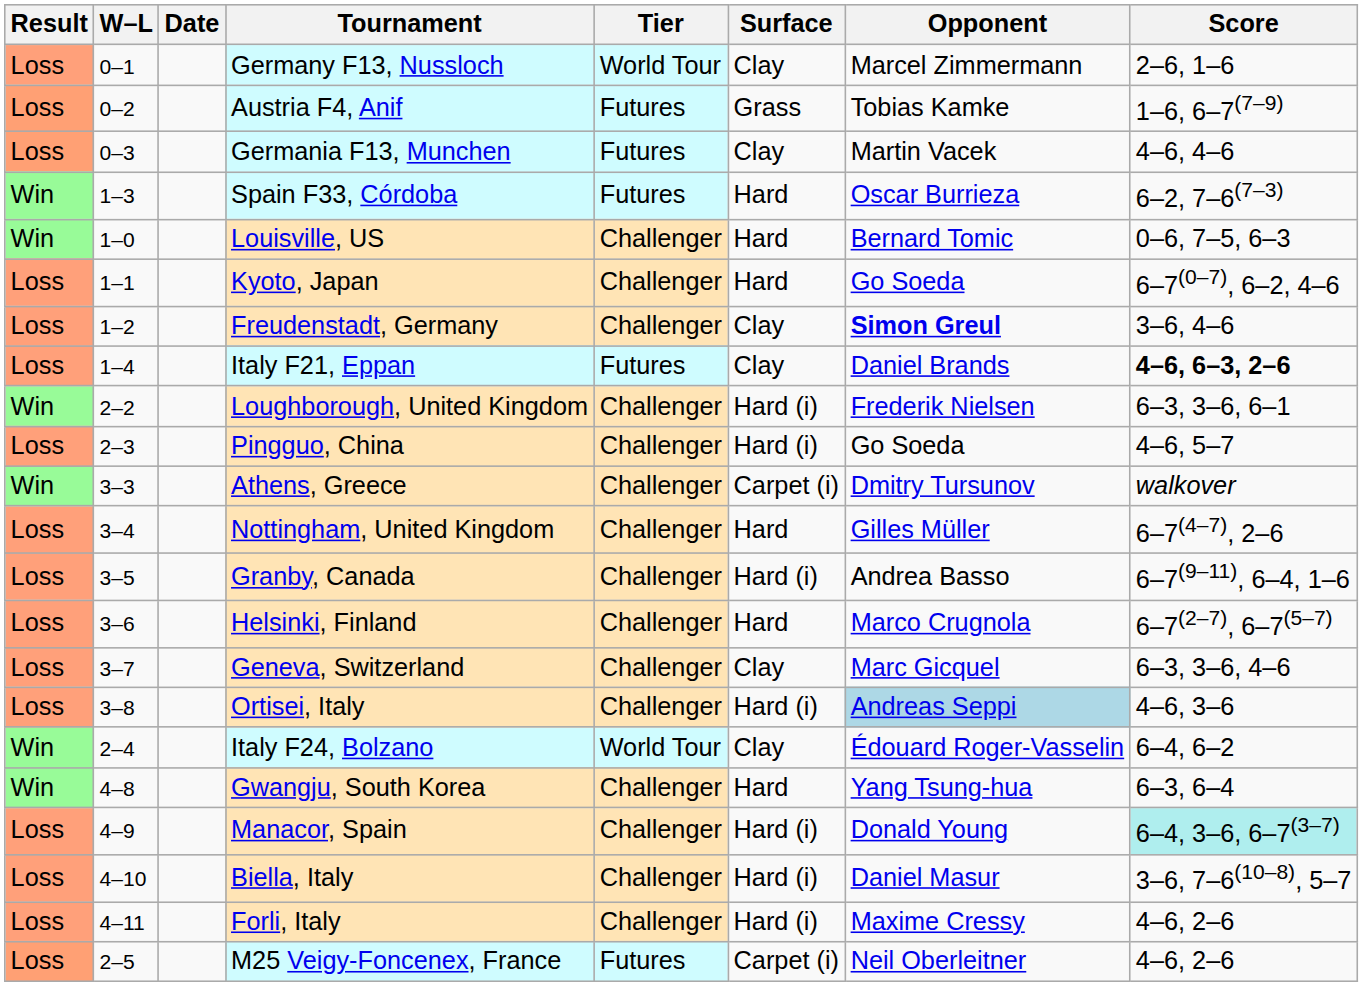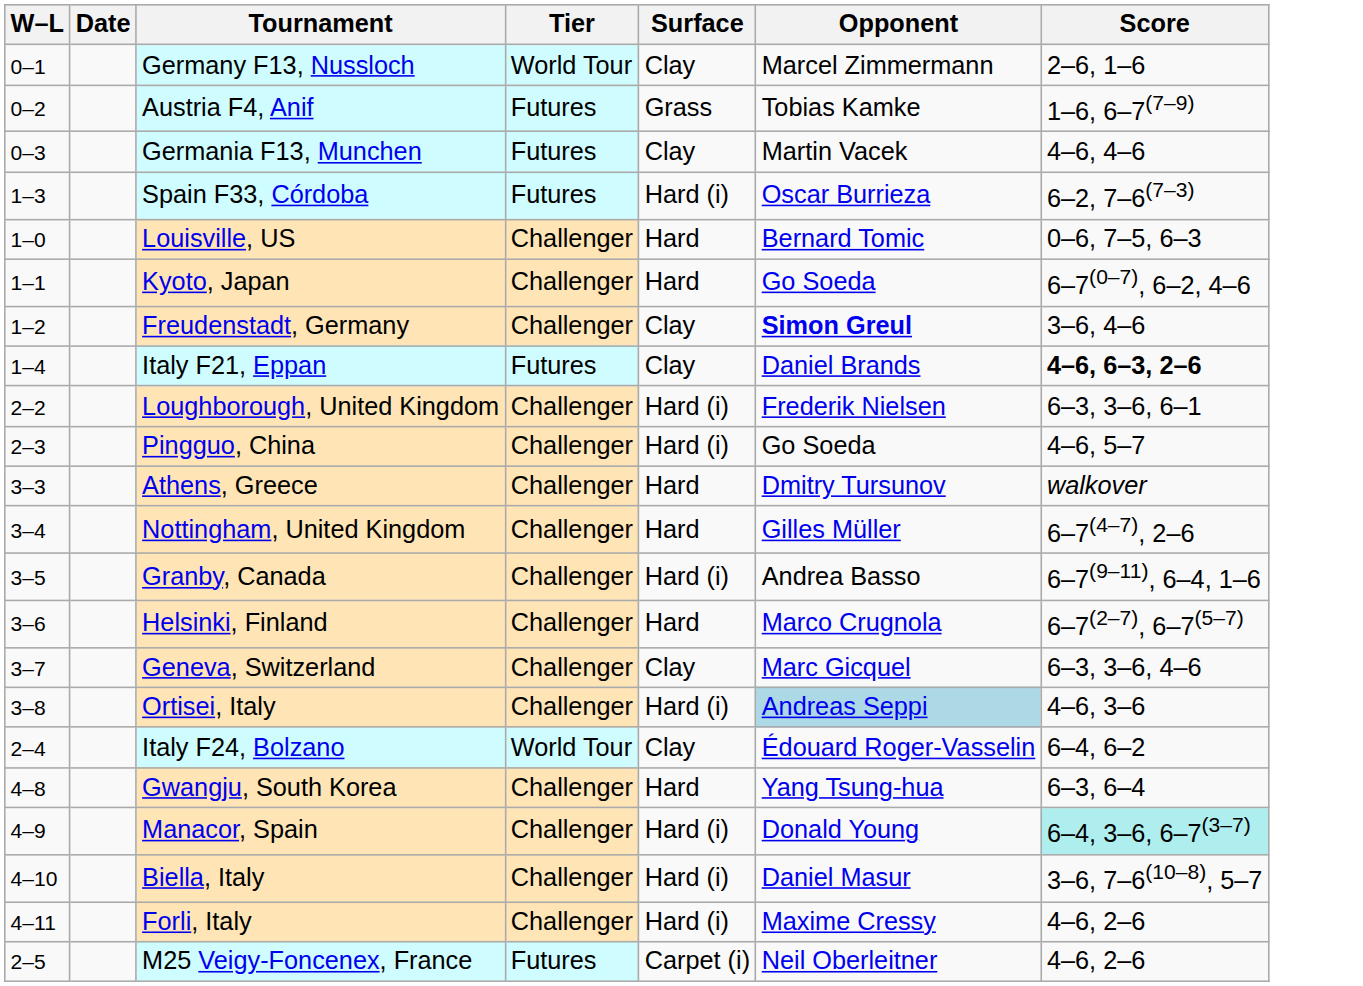- column: (49, 24)
(761, 195) Hard -> (687, 195) Hard (i)
(786, 486) Carpet (i) -> (672, 486) Hard
